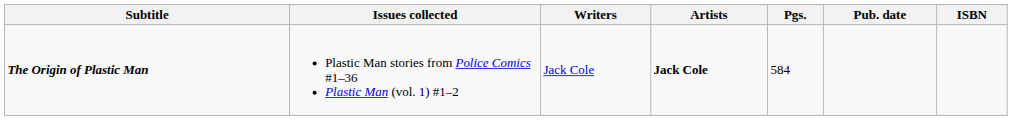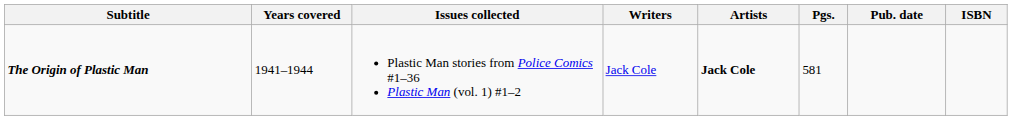+ column: (302, 14)
(780, 70) 584 -> (812, 70) 581
